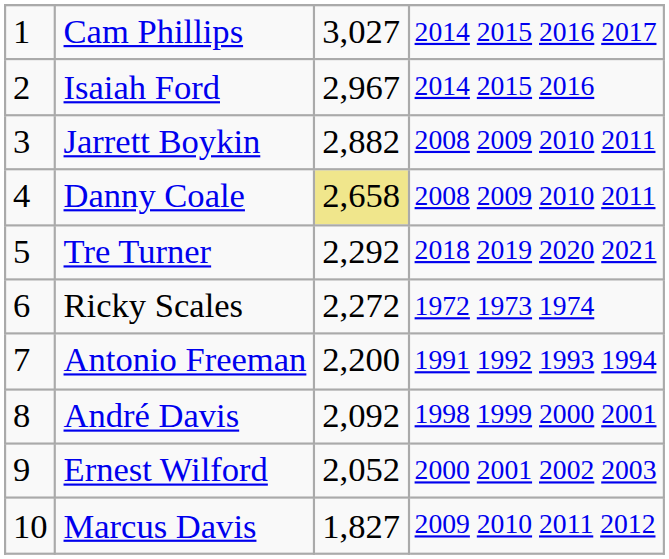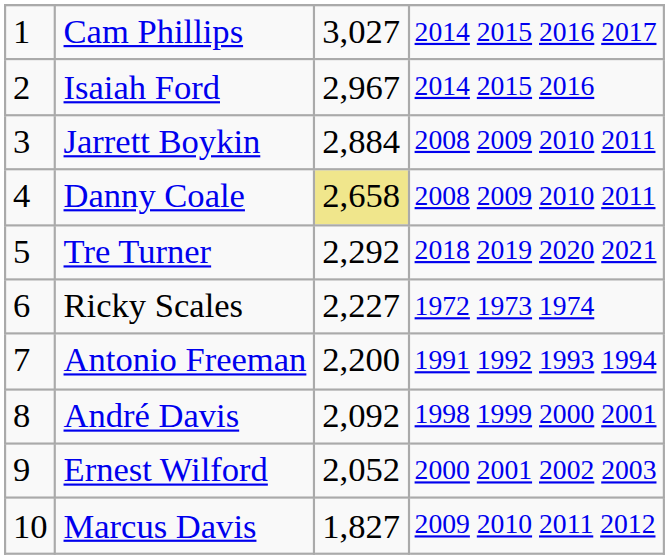(361, 141) 2,882 -> (361, 141) 2,884
(361, 305) 2,272 -> (361, 305) 2,227
